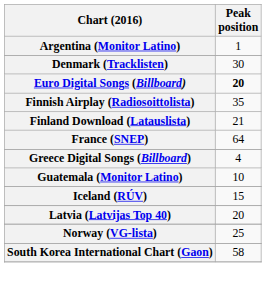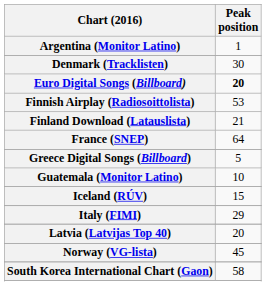(238, 102) 35 -> (238, 102) 53
(238, 158) 4 -> (238, 158) 5
+ row: (110, 214)
(238, 233) 25 -> (238, 252) 45
